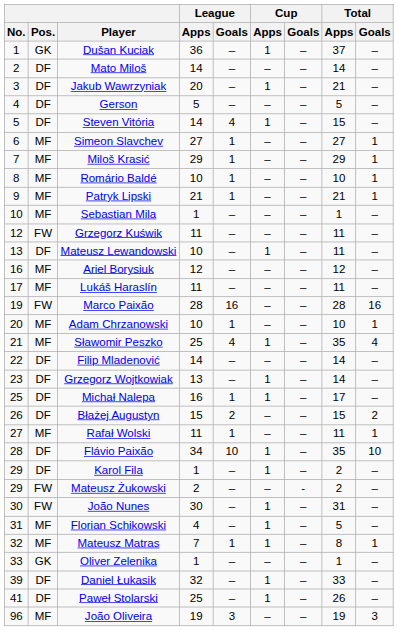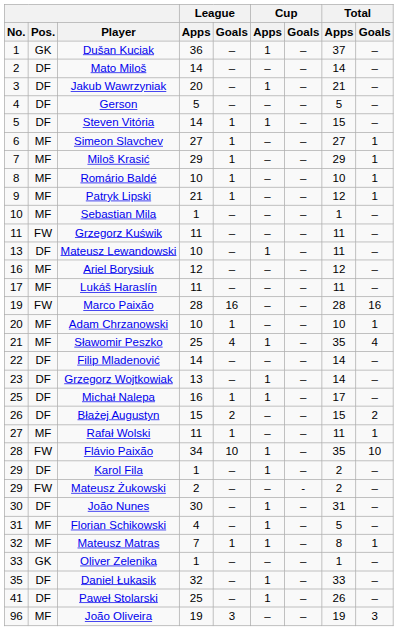(232, 123) 4 -> (232, 123) 1
(339, 196) 21 -> (339, 196) 12
(16, 232) 12 -> (16, 232) 11
(43, 452) DF -> (43, 452) FW
(43, 506) FW -> (43, 506) DF
(16, 580) 39 -> (16, 580) 35
